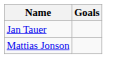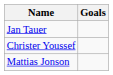+ row: (41, 45)
